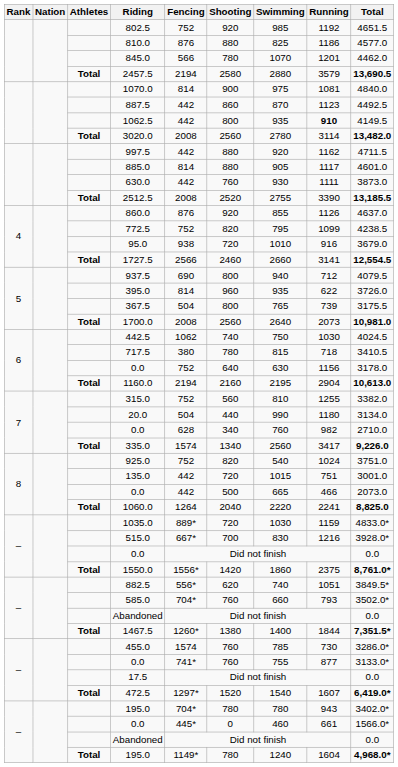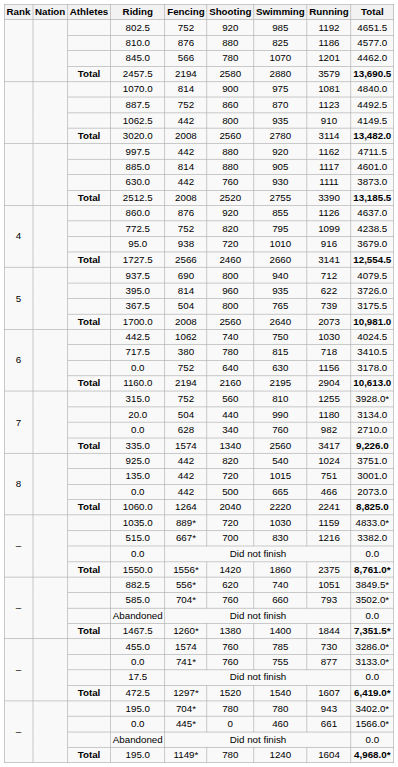(186, 105) 442 -> (186, 105) 752
(329, 120) bold -> (329, 120) normal
(372, 399) 3382.0 -> (372, 399) 3928.0*
(186, 461) 752 -> (186, 461) 442
(372, 538) 3928.0* -> (372, 538) 3382.0
